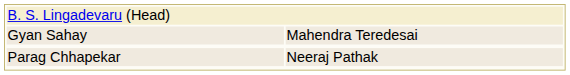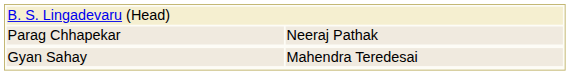rows swapped: (47, 35) <-> (64, 57)
